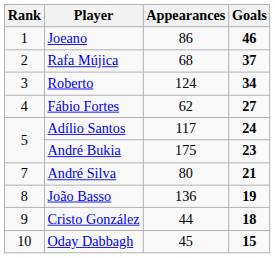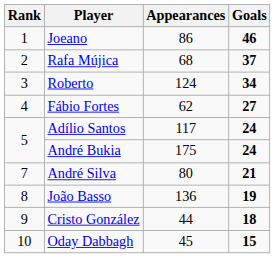(249, 151) 23 -> (249, 151) 24
